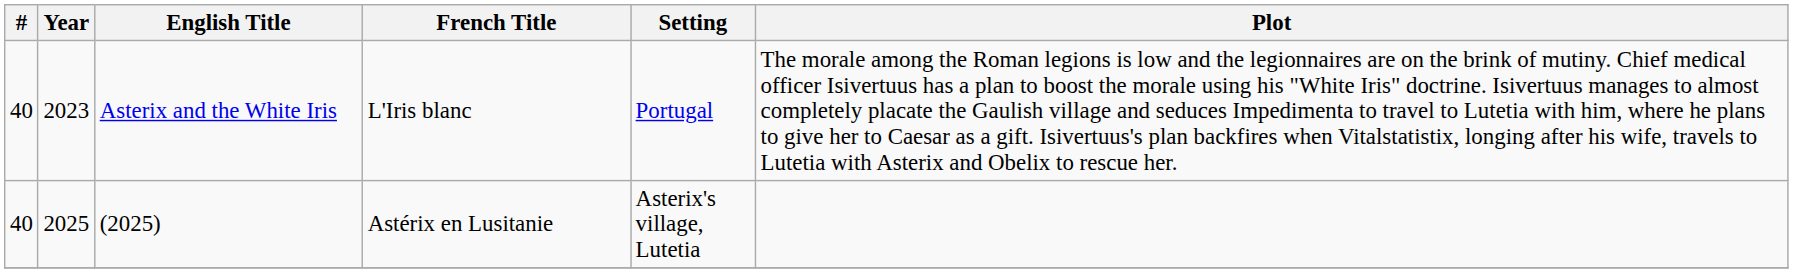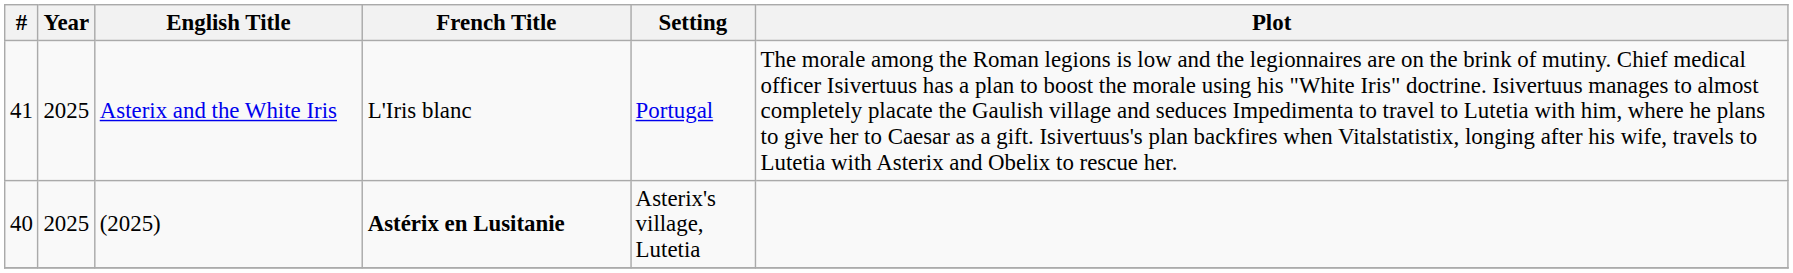(21, 110) 40 -> (21, 110) 41
(66, 110) 2023 -> (66, 110) 2025
(460, 223) normal -> (466, 223) bold
